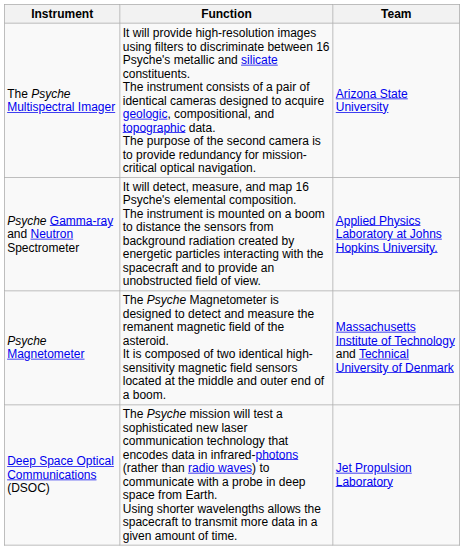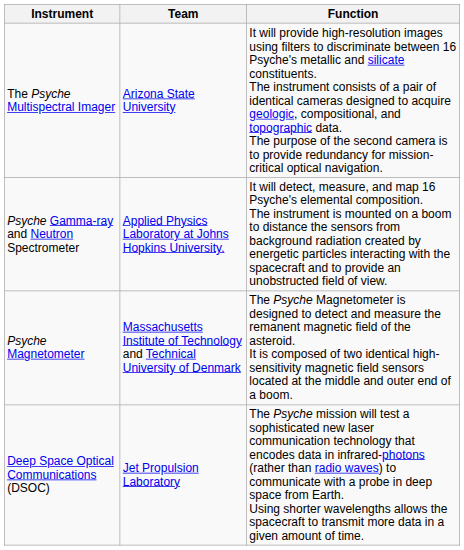columns swapped: (226, 14) <-> (396, 14)
